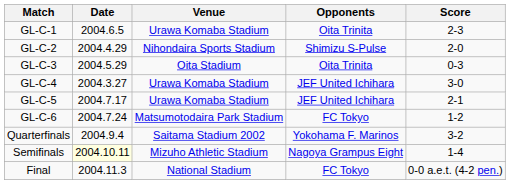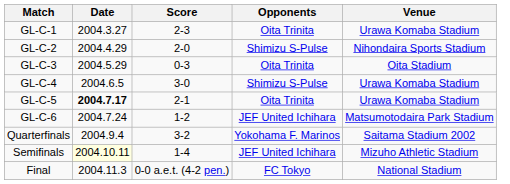columns swapped: (209, 13) <-> (455, 13)
(102, 30) 2004.6.5 -> (102, 30) 2004.3.27
(102, 83) 2004.3.27 -> (102, 83) 2004.6.5
(346, 83) JEF United Ichihara -> (287, 83) Shimizu S-Pulse
(102, 100) normal -> (102, 100) bold
(346, 100) JEF United Ichihara -> (287, 100) Oita Trinita
(346, 118) FC Tokyo -> (287, 118) JEF United Ichihara
(346, 153) Nagoya Grampus Eight -> (287, 153) JEF United Ichihara
